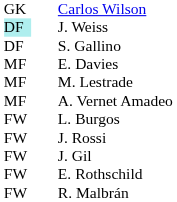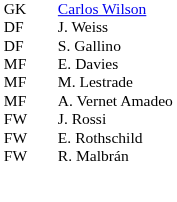(14, 27) paleturquoise background -> (14, 27) no background
- row: (89, 119)
- row: (75, 156)
